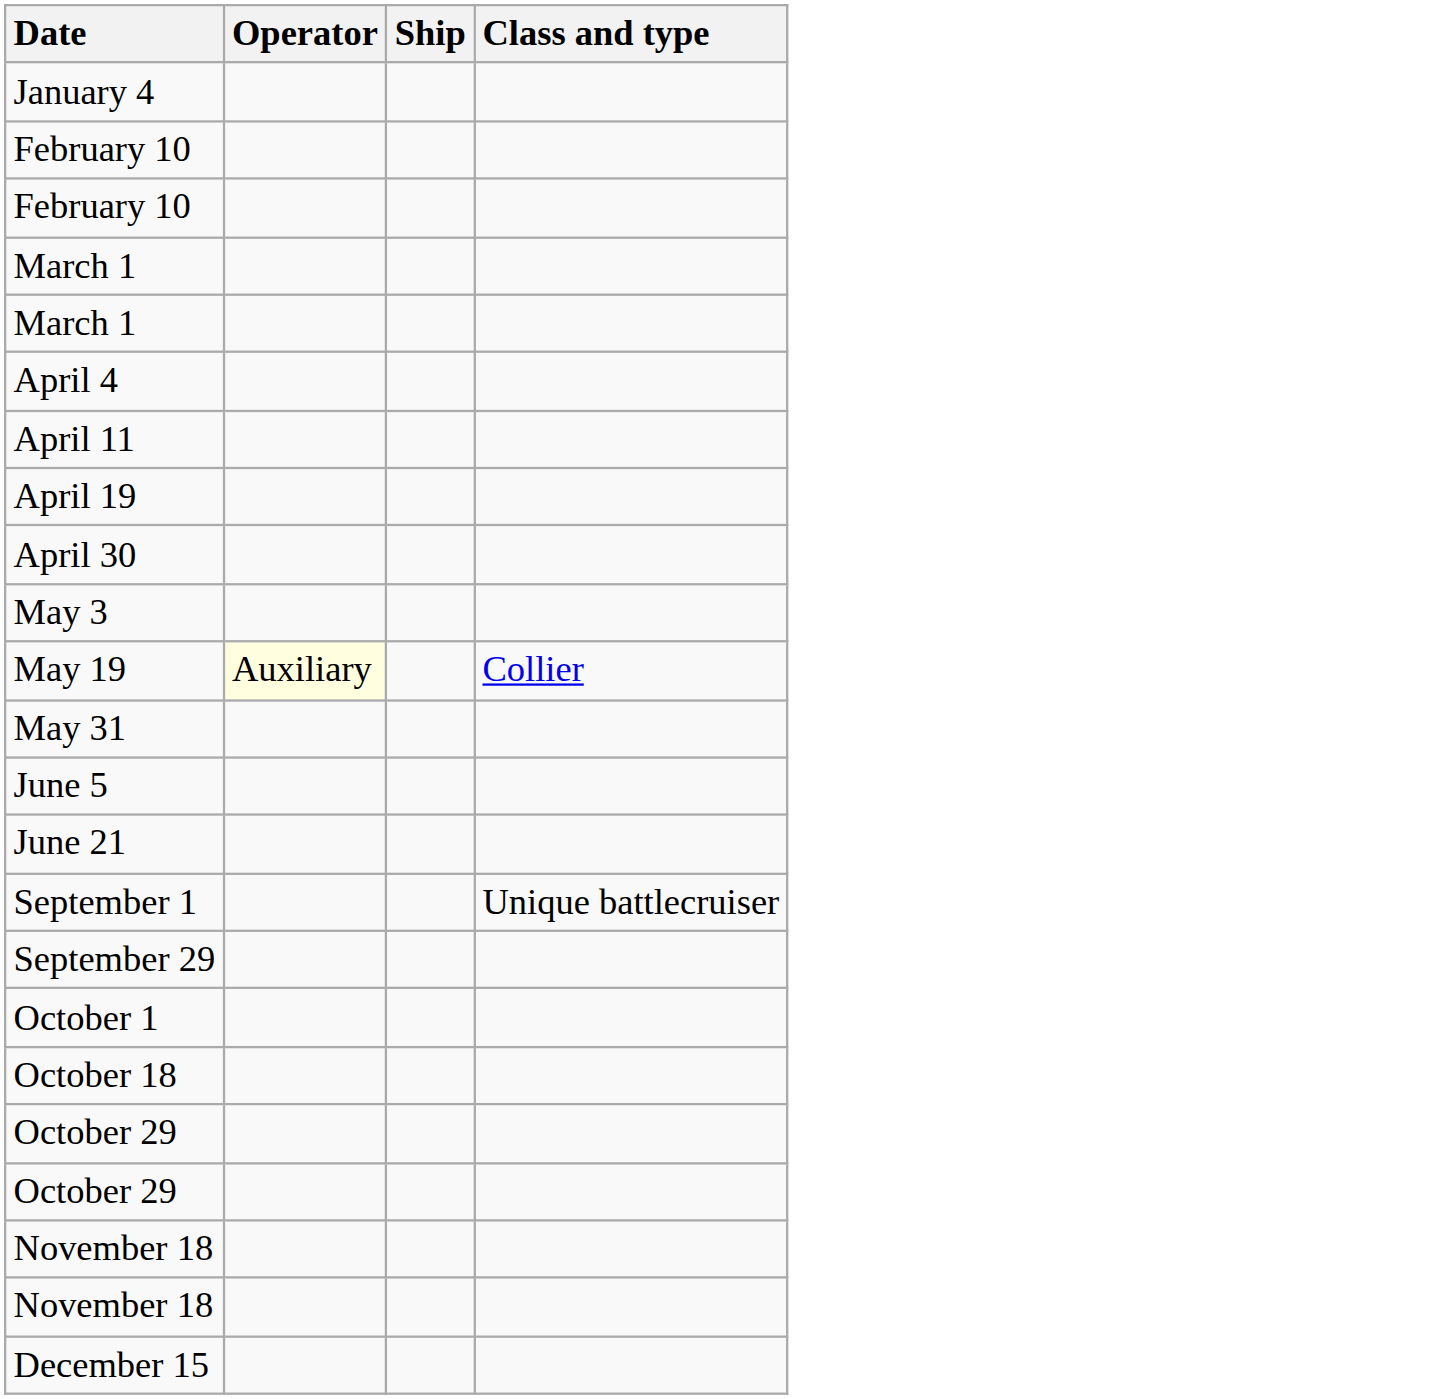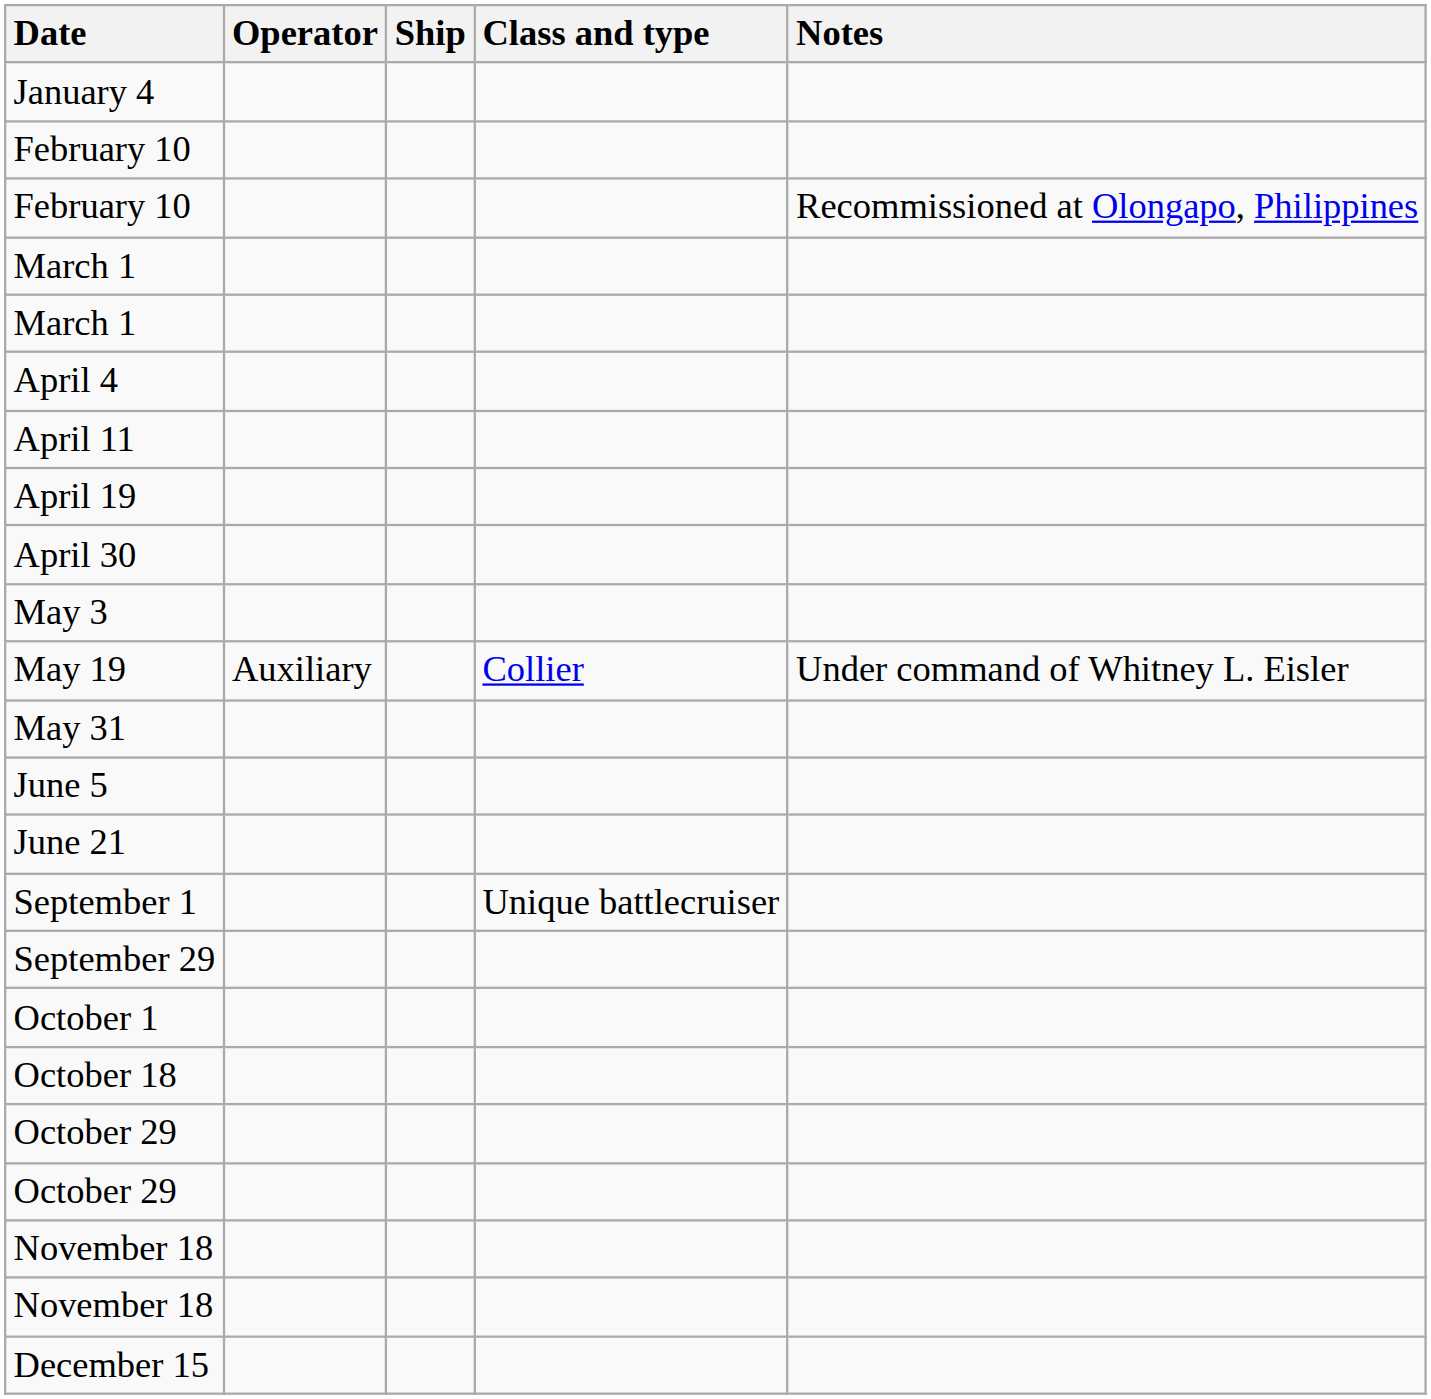+ column: (840, 33)
(302, 669) lightyellow background -> (302, 669) no background
